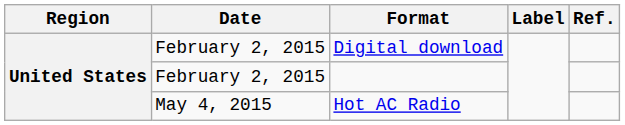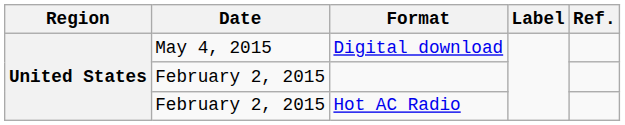(240, 48) February 2, 2015 -> (214, 48) May 4, 2015
(214, 106) May 4, 2015 -> (240, 106) February 2, 2015
